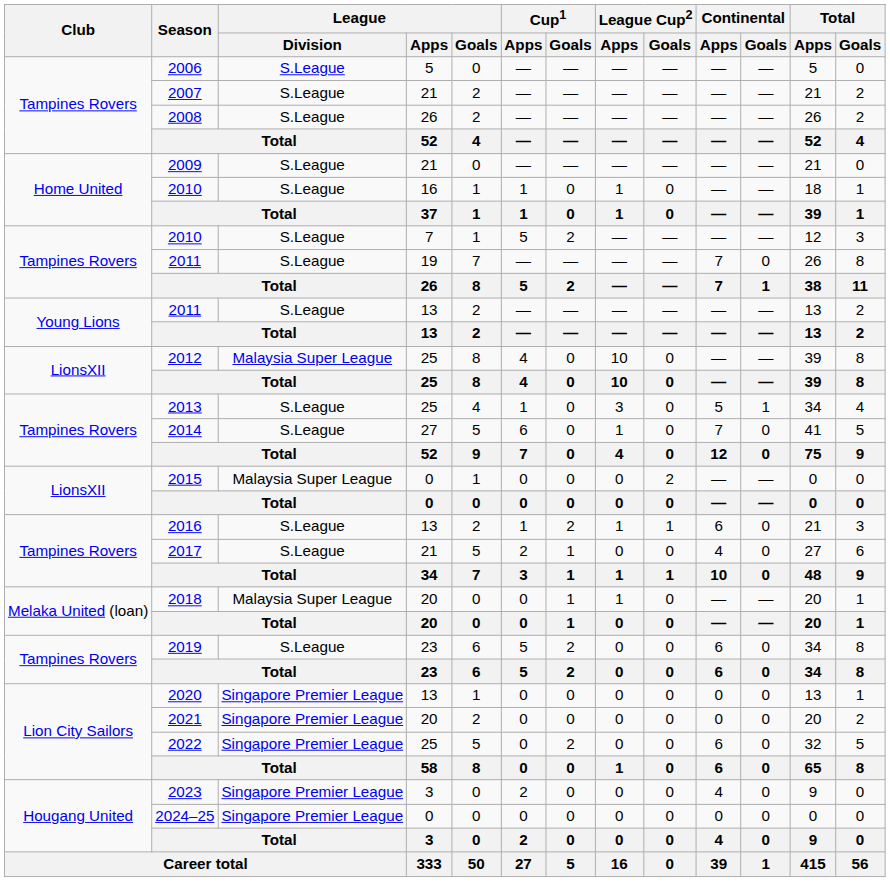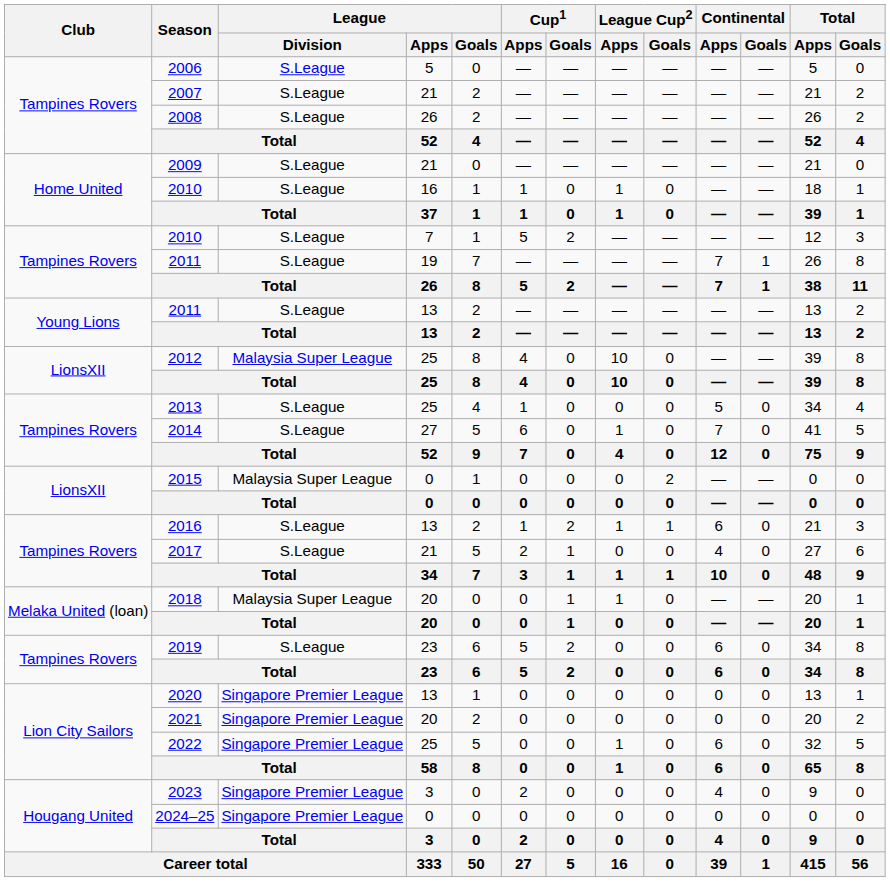(766, 261) 0 -> (766, 261) 1
(619, 406) 3 -> (619, 406) 0
(766, 406) 1 -> (766, 406) 0
(570, 743) 2 -> (570, 743) 0
(619, 743) 0 -> (619, 743) 1
